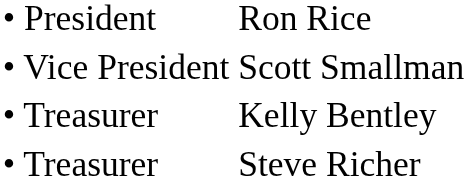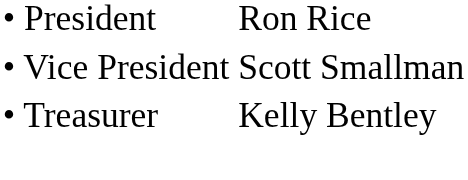- row: (80, 164)
